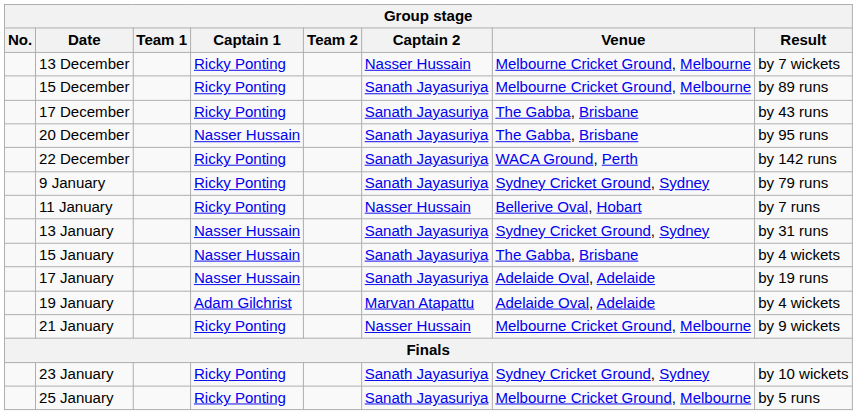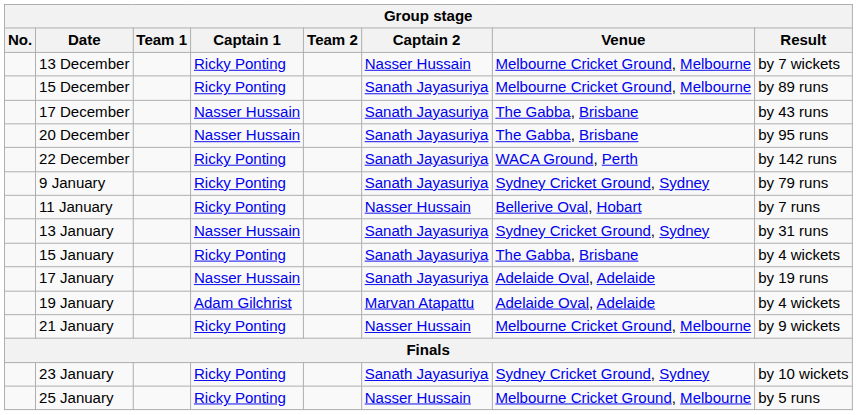(240, 111) Ricky Ponting -> (247, 111) Nasser Hussain
(247, 254) Nasser Hussain -> (240, 254) Ricky Ponting
(427, 398) Sanath Jayasuriya -> (418, 398) Nasser Hussain
